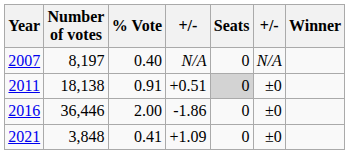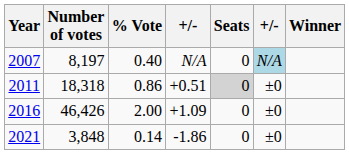(269, 60) no background -> (269, 60) lightblue background
(82, 85) 18,138 -> (82, 85) 18,318
(148, 85) 0.91 -> (148, 85) 0.86
(82, 111) 36,446 -> (82, 111) 46,426
(190, 111) -1.86 -> (188, 111) +1.09
(148, 136) 0.41 -> (148, 136) 0.14
(188, 136) +1.09 -> (190, 136) -1.86
